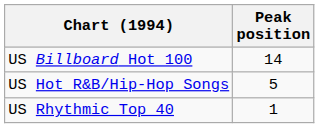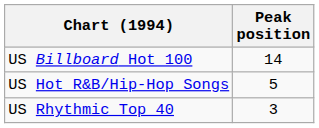(273, 110) 1 -> (273, 110) 3
